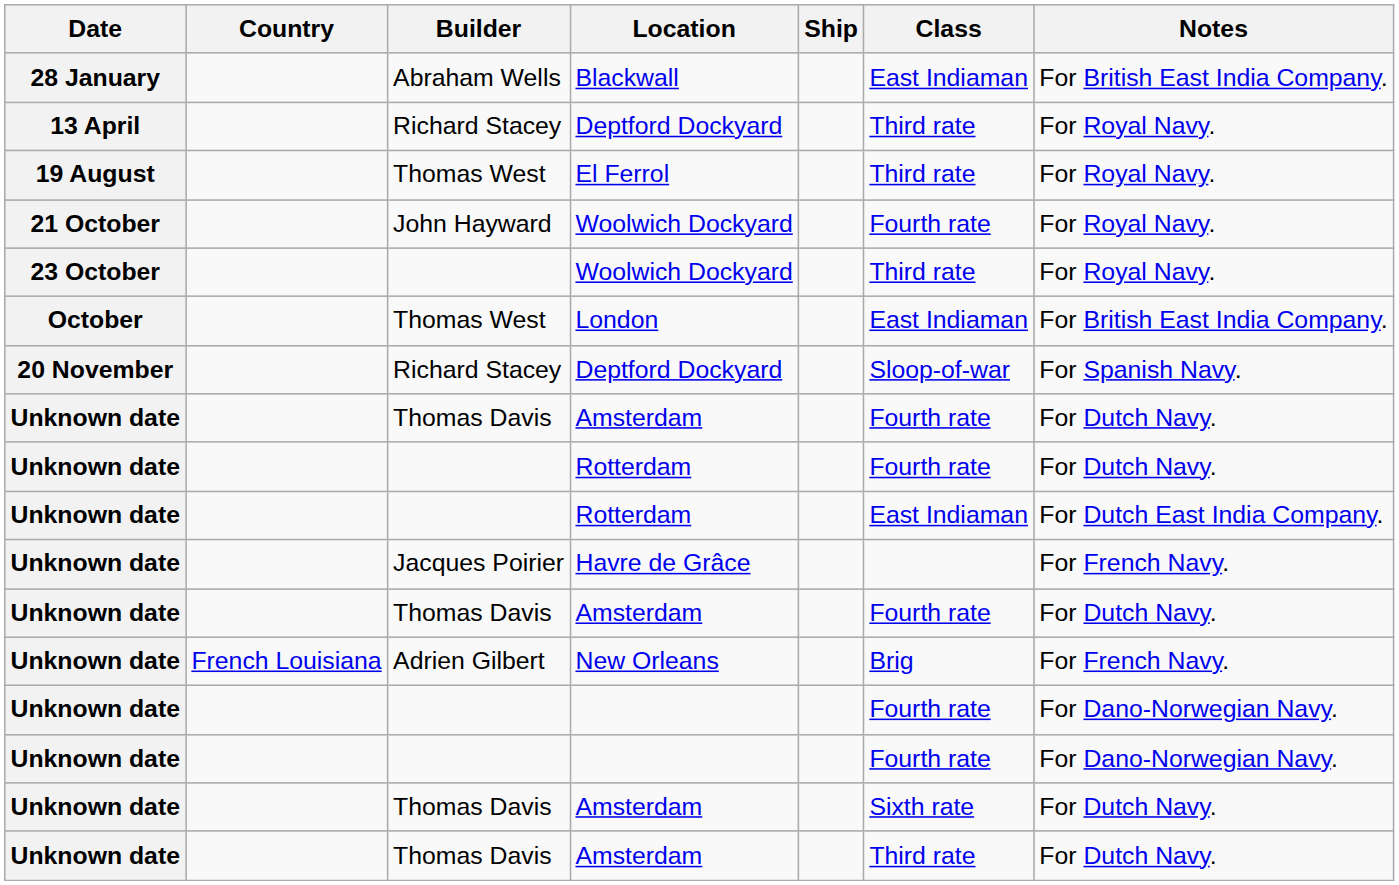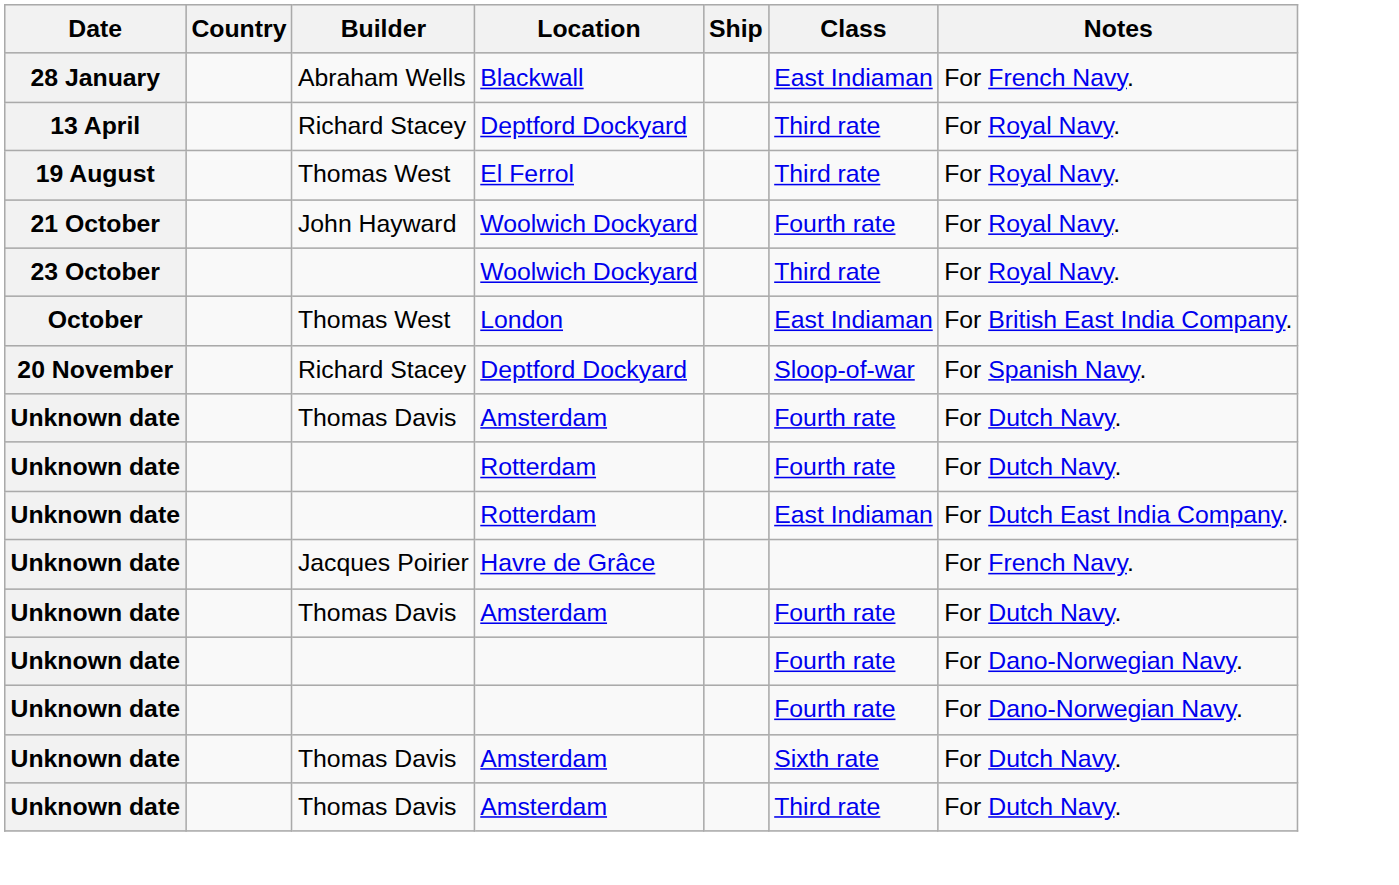(1213, 77) For British East India Company. -> (1039, 77) For French Navy.
- row: (95, 661)
